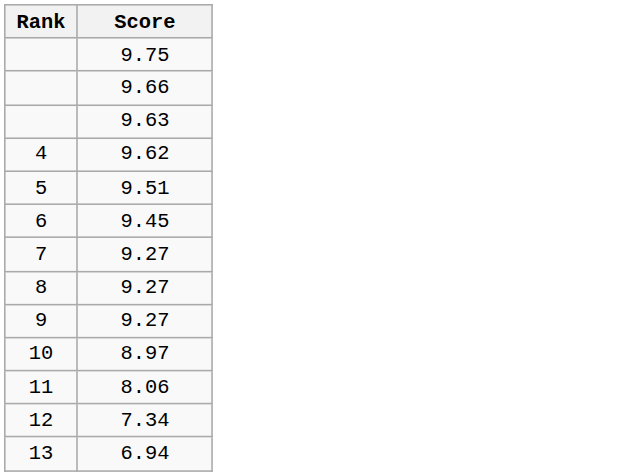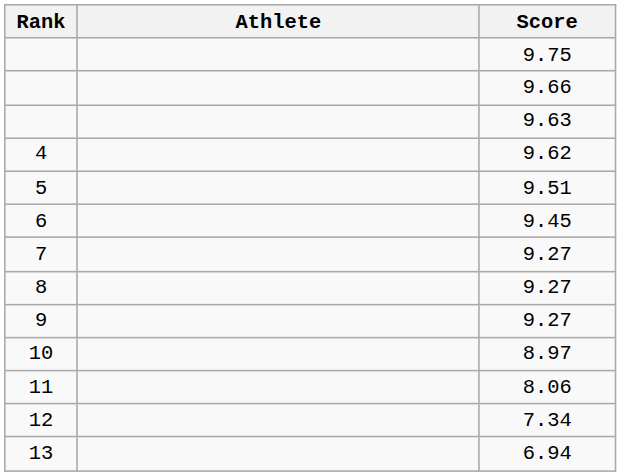+ column: (278, 21)
